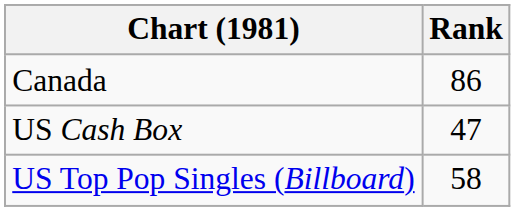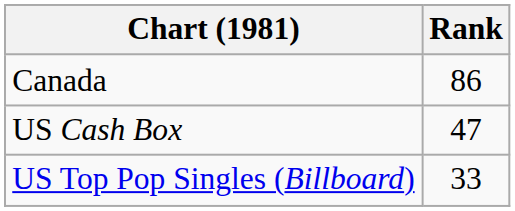(466, 179) 58 -> (466, 179) 33
